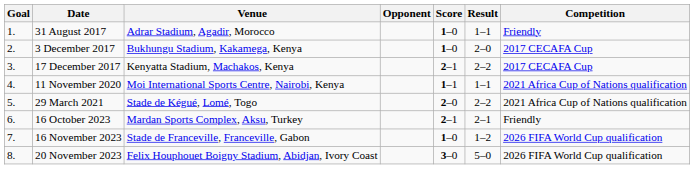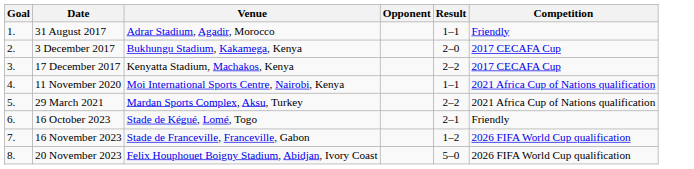- column: (449, 13)
(192, 102) Stade de Kégué, Lomé, Togo -> (215, 102) Mardan Sports Complex, Aksu, Turkey
(215, 119) Mardan Sports Complex, Aksu, Turkey -> (192, 119) Stade de Kégué, Lomé, Togo
